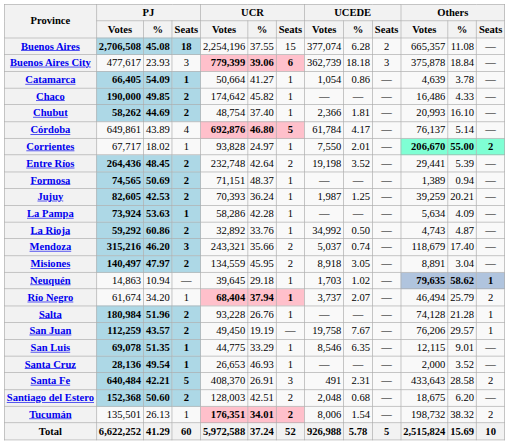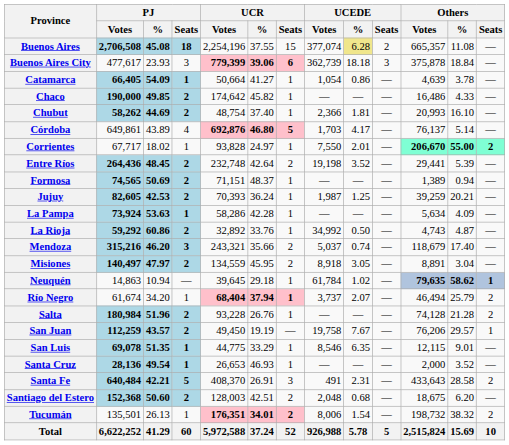(361, 46) no background -> (361, 46) khaki background
(327, 130) 61,784 -> (329, 130) 1,703
(329, 280) 1,703 -> (327, 280) 61,784
(491, 314) 1 -> (491, 314) 2
